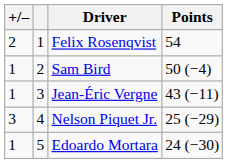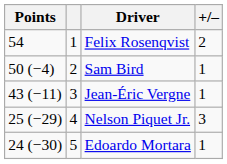columns swapped: (19, 16) <-> (192, 16)
